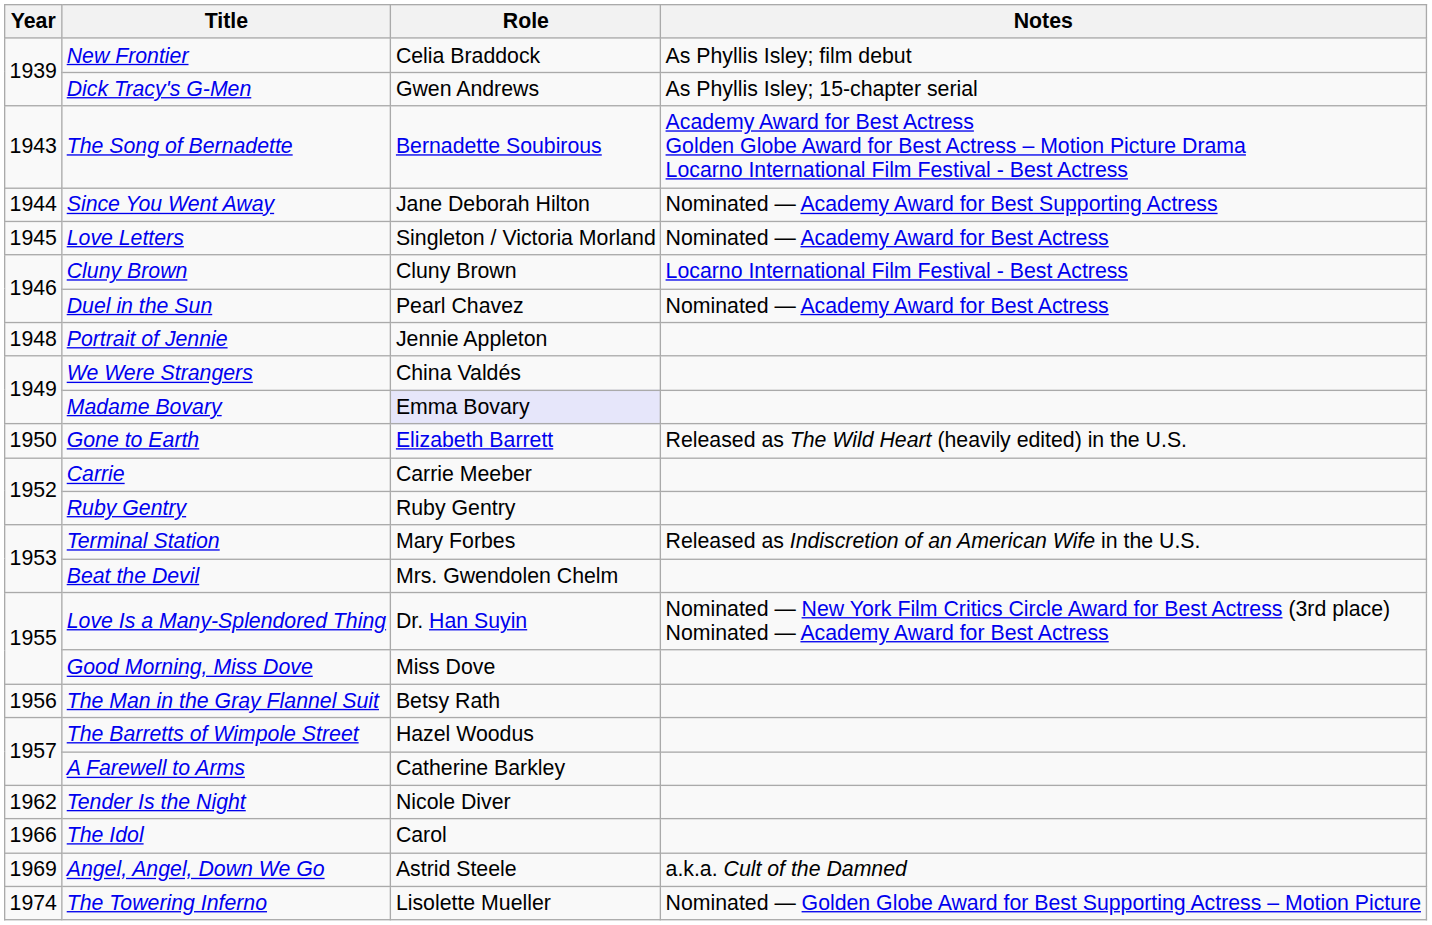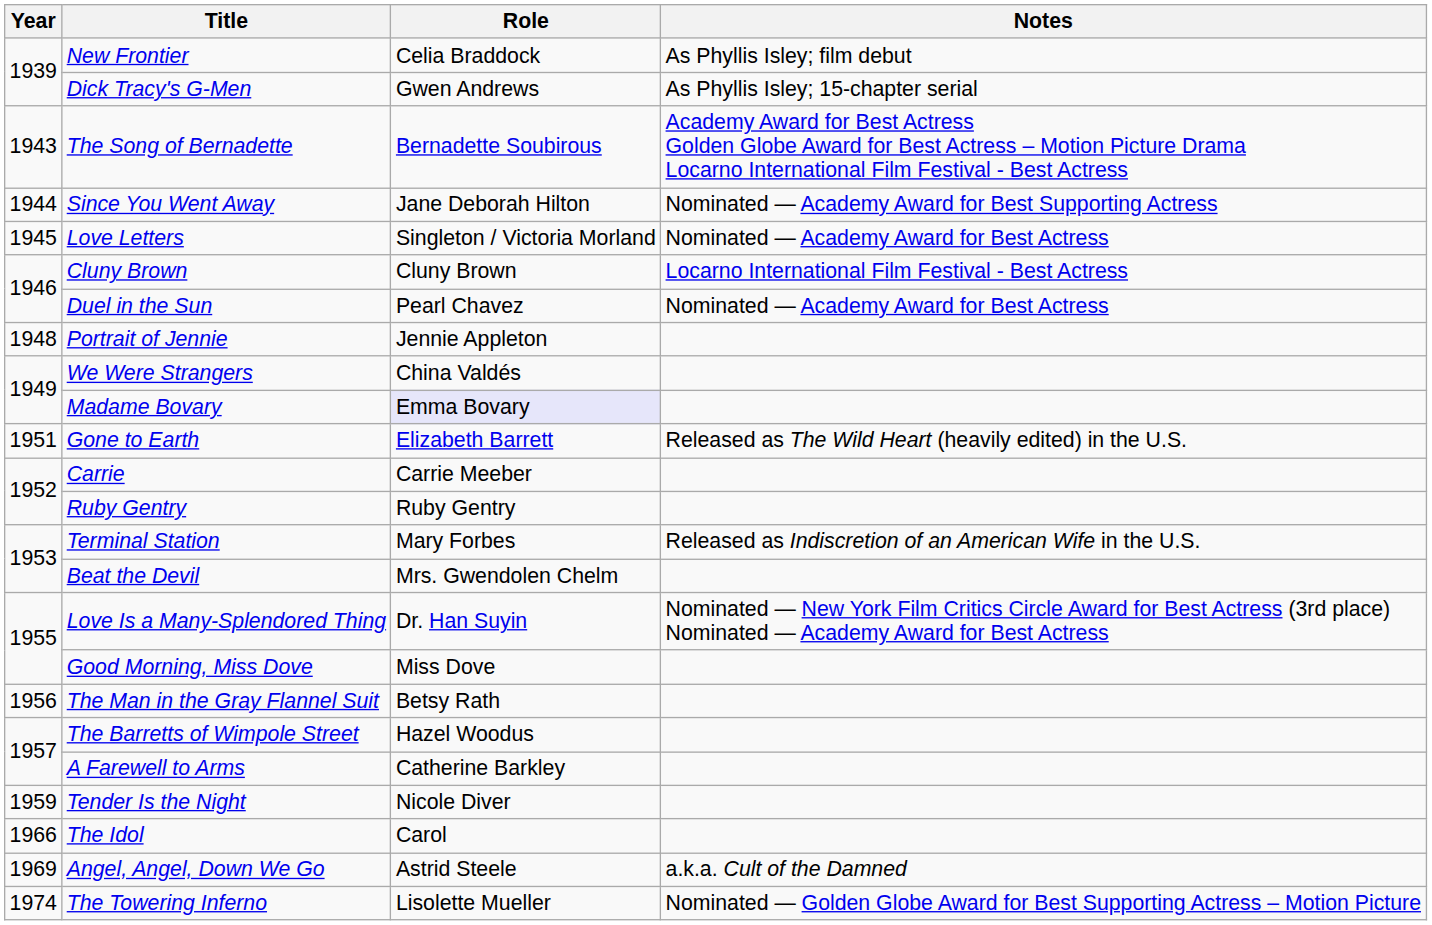(33, 440) 1950 -> (33, 440) 1951
(33, 801) 1962 -> (33, 801) 1959
